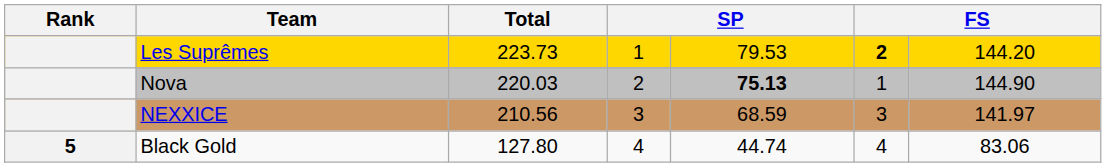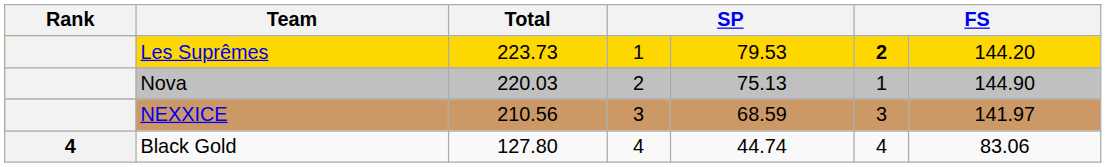(762, 83) bold -> (762, 83) normal
(70, 146) 5 -> (70, 146) 4
